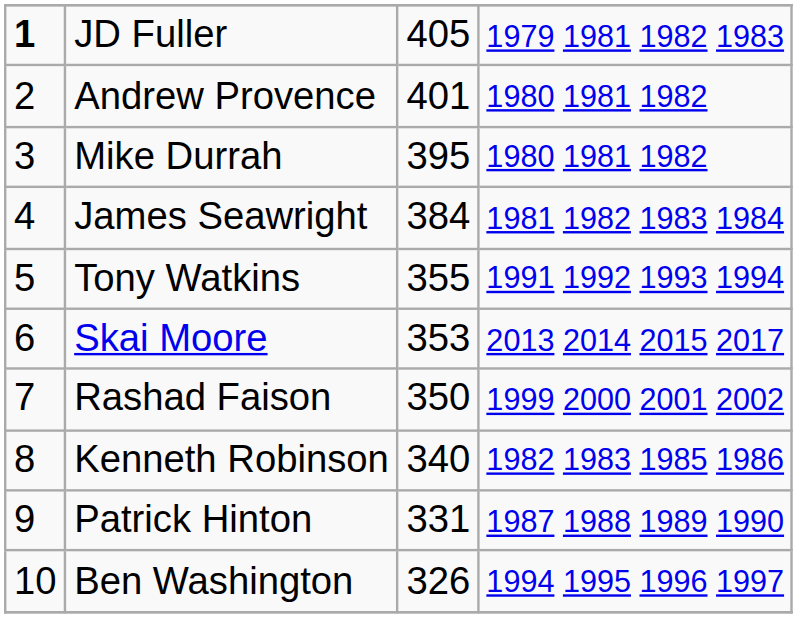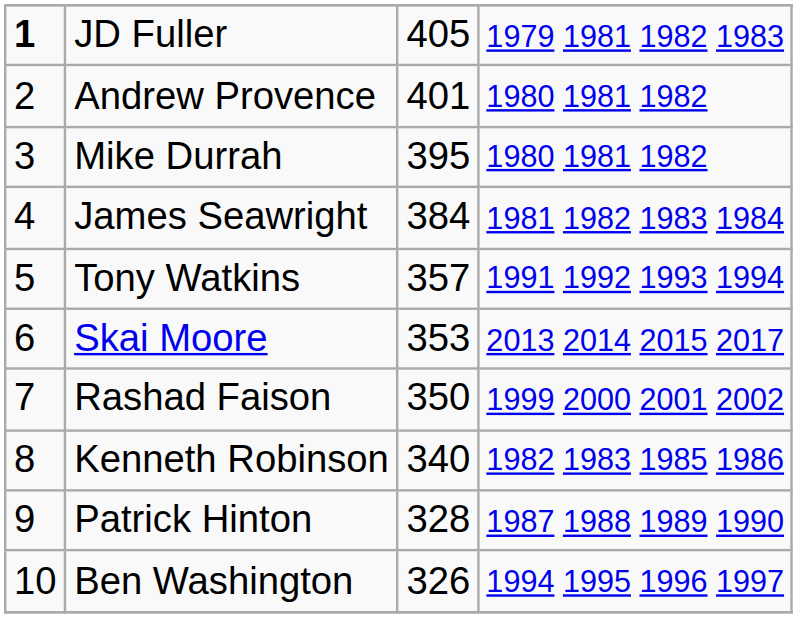(438, 277) 355 -> (438, 277) 357
(438, 519) 331 -> (438, 519) 328
